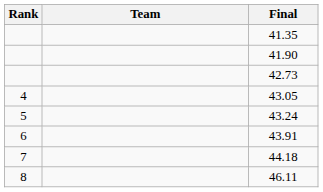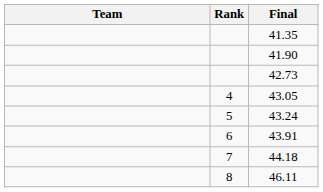columns swapped: (23, 14) <-> (145, 14)
